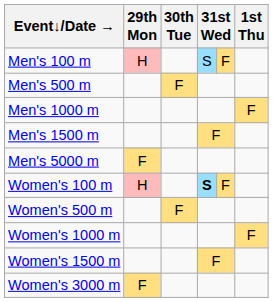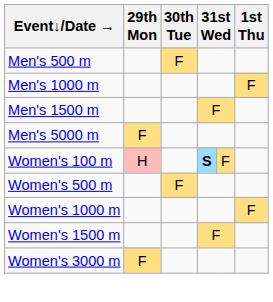- row: (49, 60)
